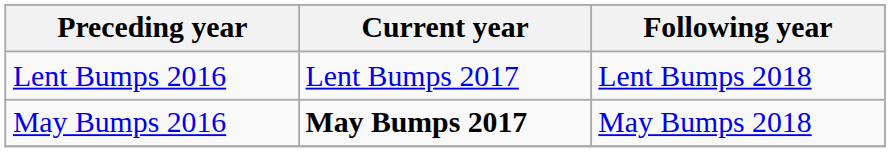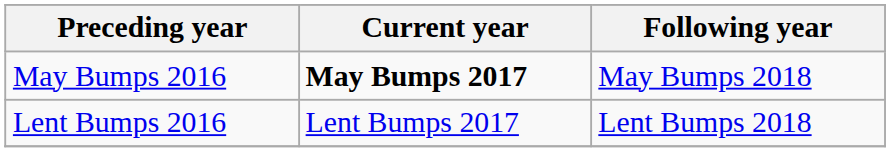rows swapped: (120, 122) <-> (120, 75)
